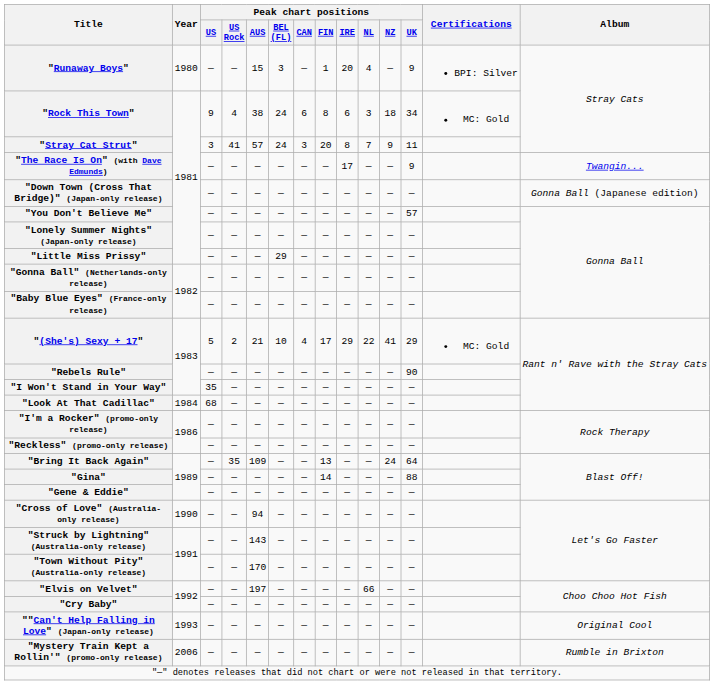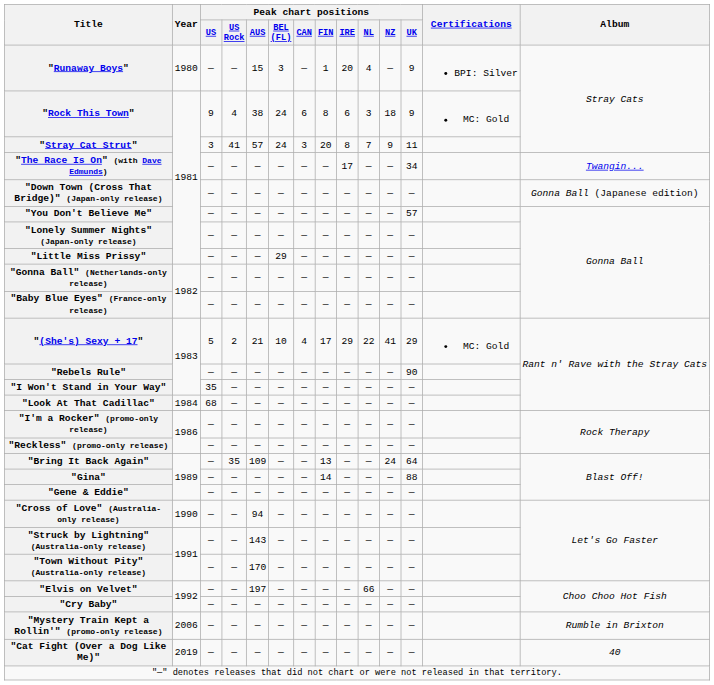(412, 114) 34 -> (412, 114) 9
(412, 166) 9 -> (412, 166) 34
- row: (88, 626)
+ row: (88, 652)
